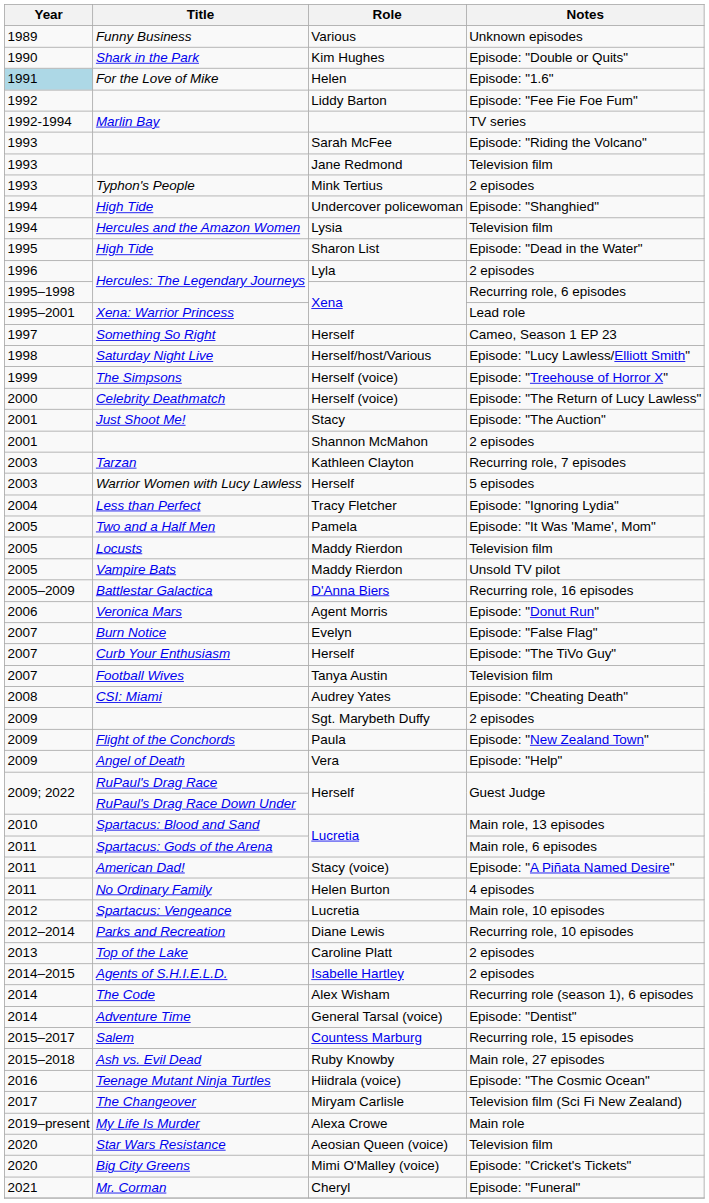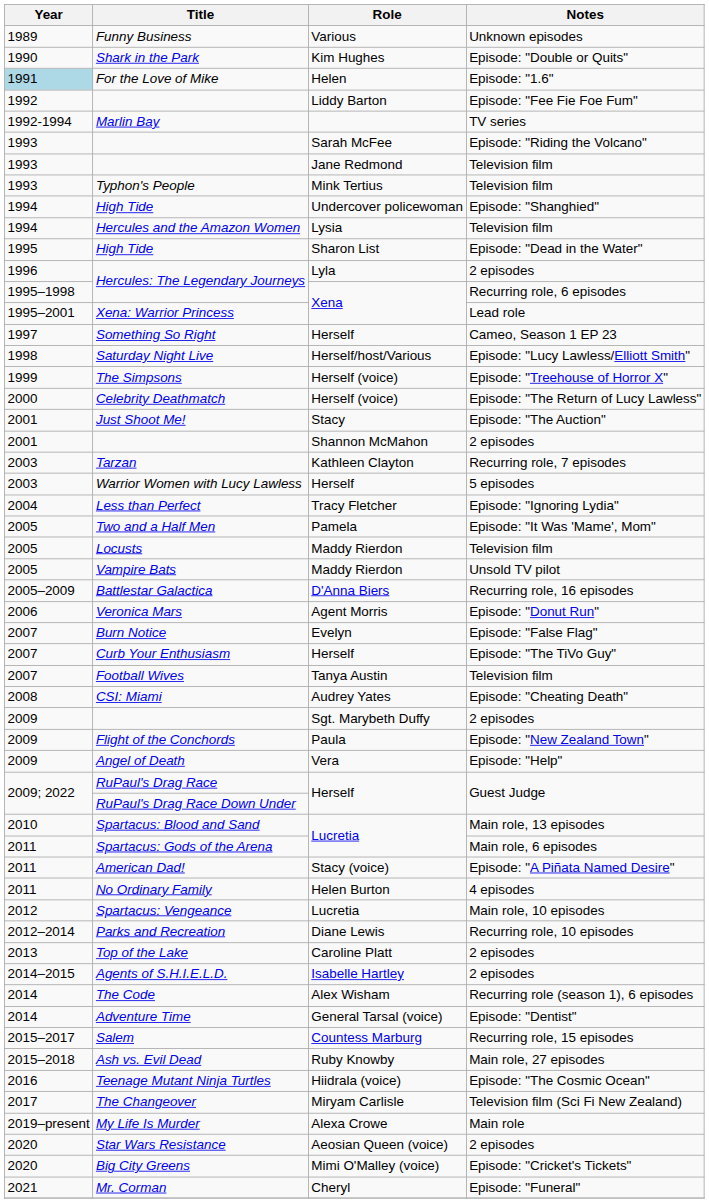(502, 185) 2 episodes -> (511, 185) Television film
(511, 1144) Television film -> (502, 1144) 2 episodes
